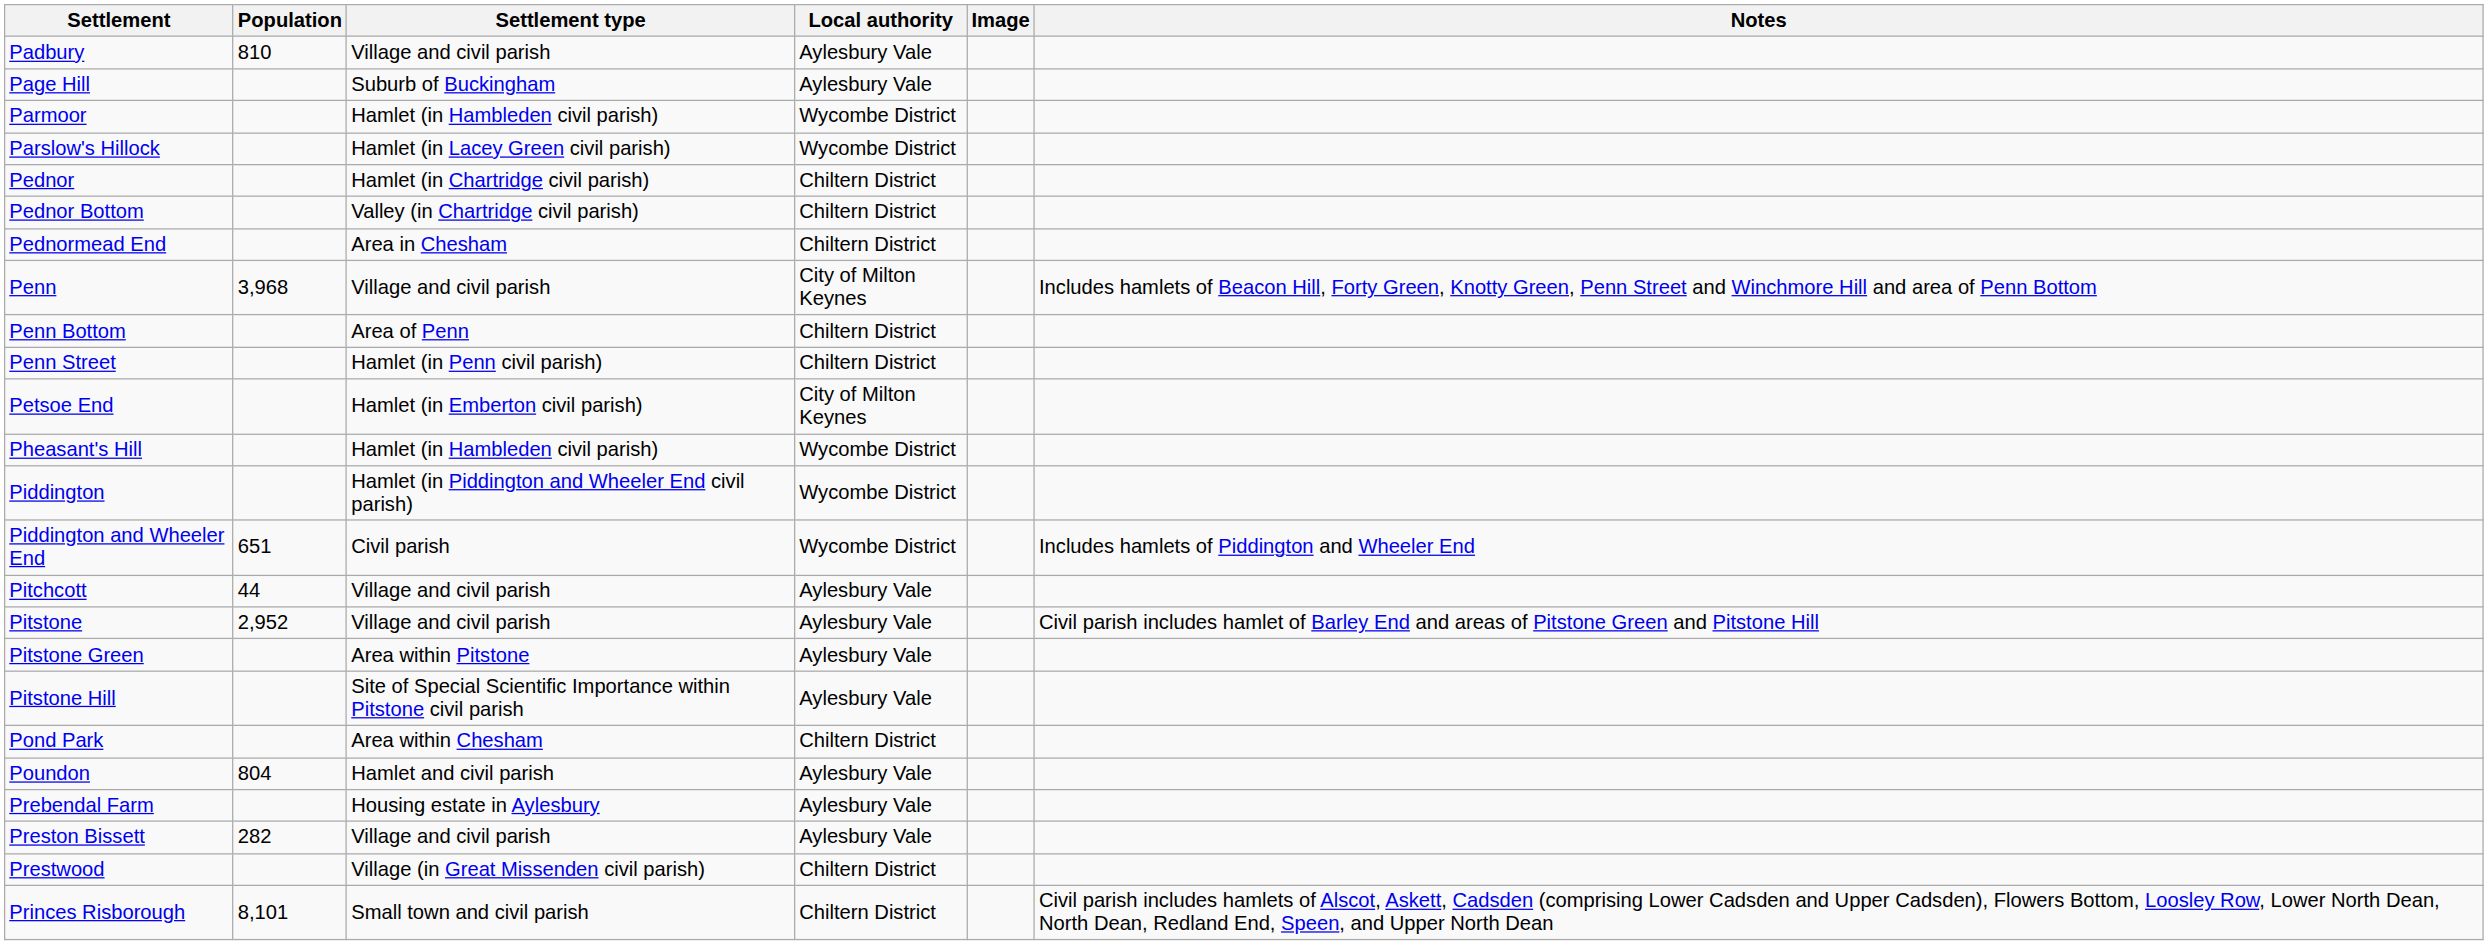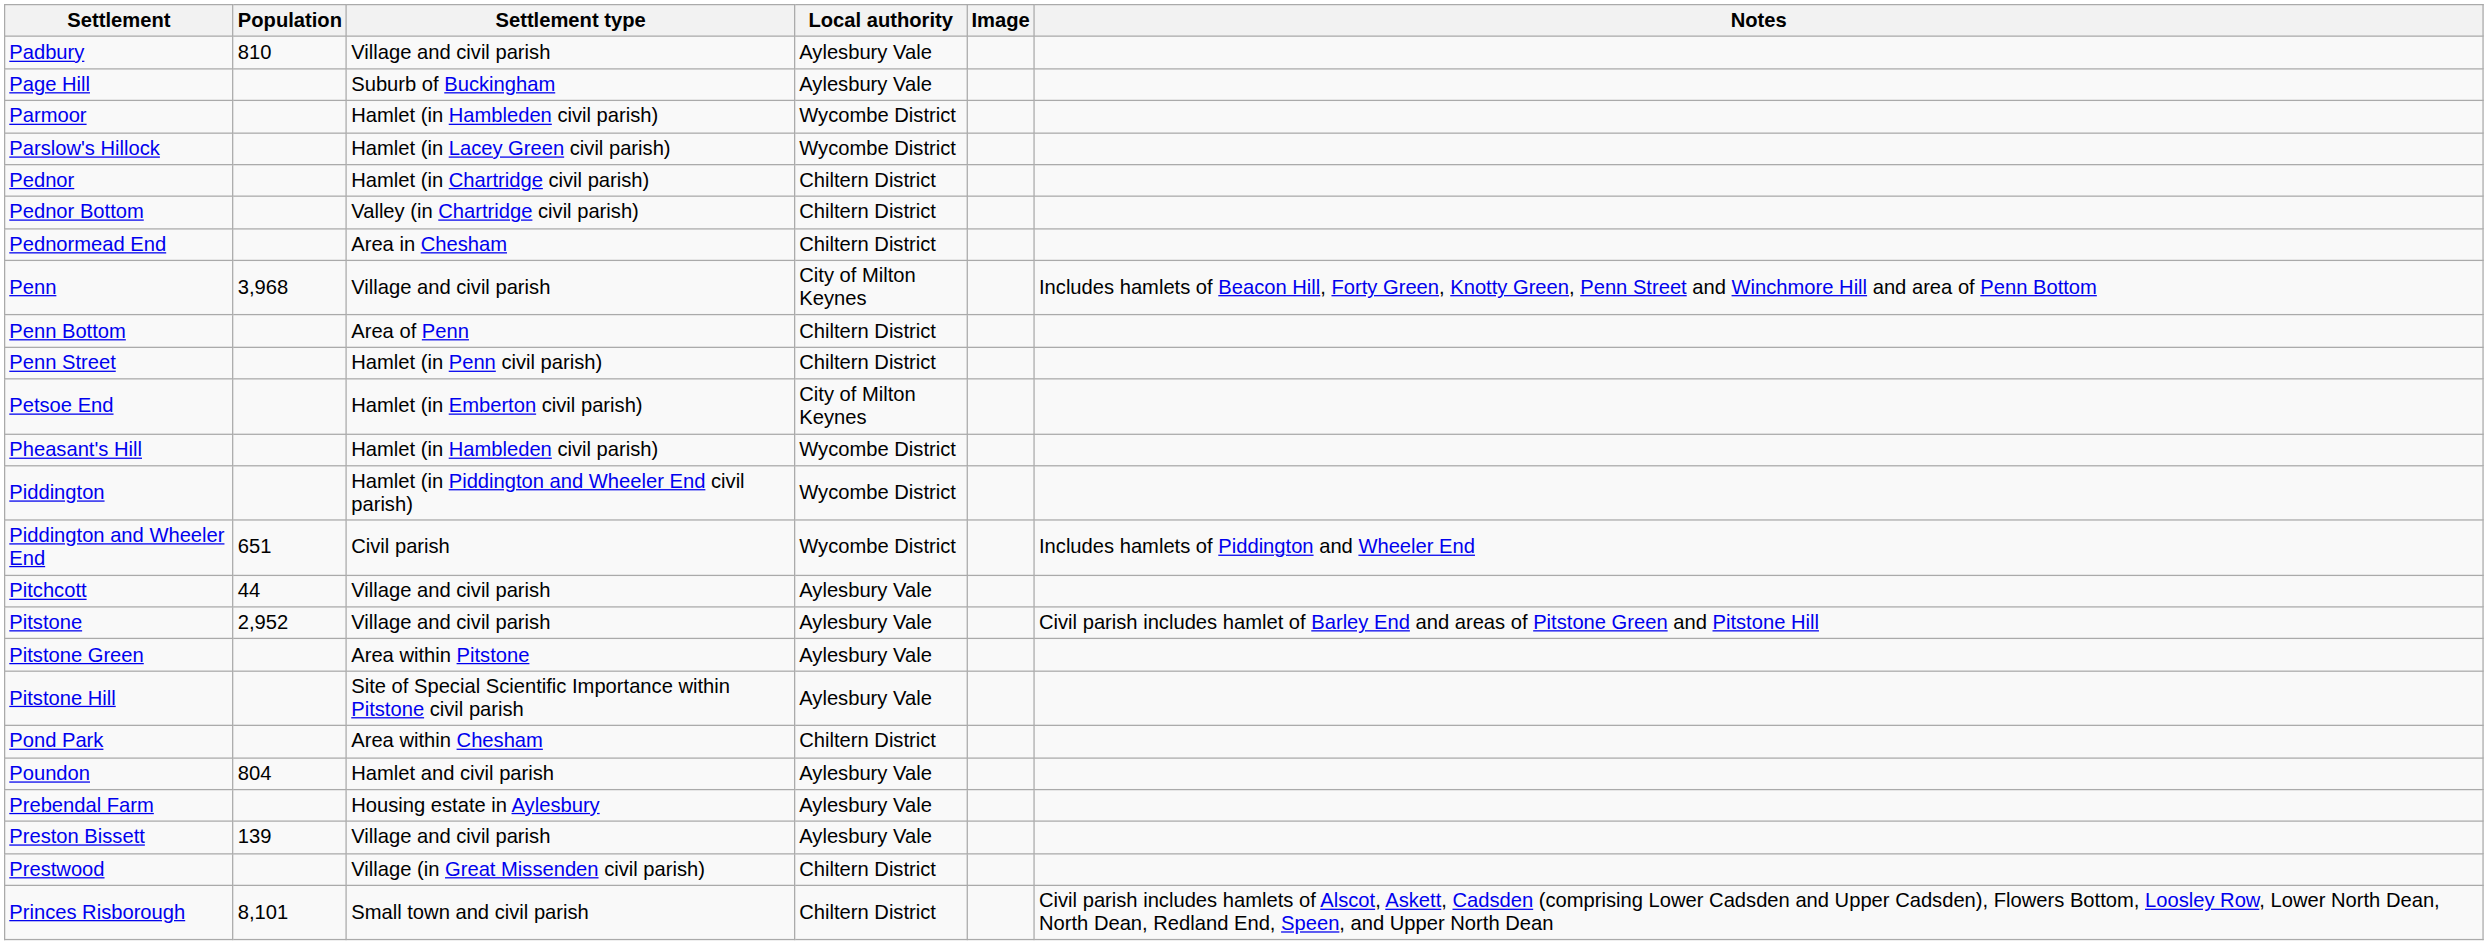(255, 837) 282 -> (255, 837) 139
